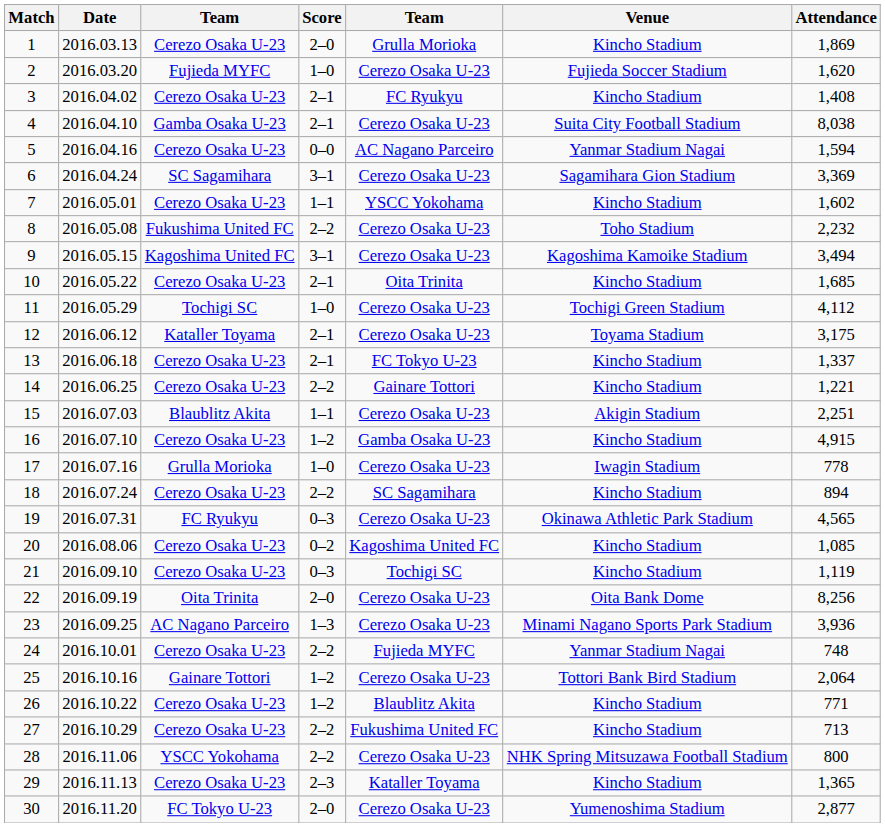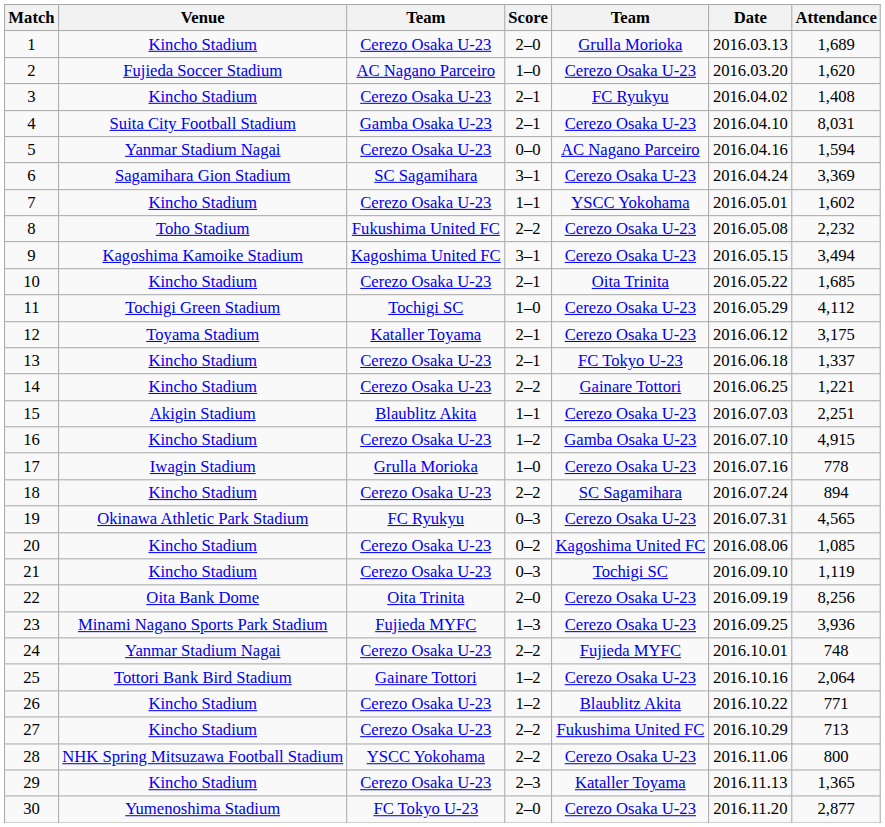columns swapped: (100, 17) <-> (647, 17)
(836, 44) 1,869 -> (836, 44) 1,689
(220, 70) Fujieda MYFC -> (426, 70) AC Nagano Parceiro
(836, 123) 8,038 -> (836, 123) 8,031
(220, 624) AC Nagano Parceiro -> (426, 624) Fujieda MYFC
